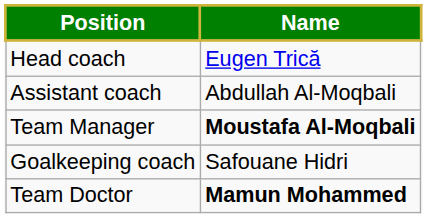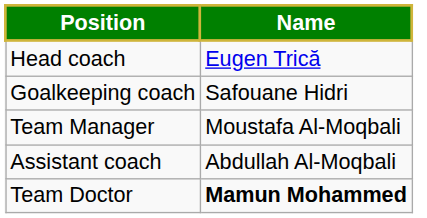rows swapped: (86, 92) <-> (103, 161)
(310, 127) bold -> (303, 127) normal
